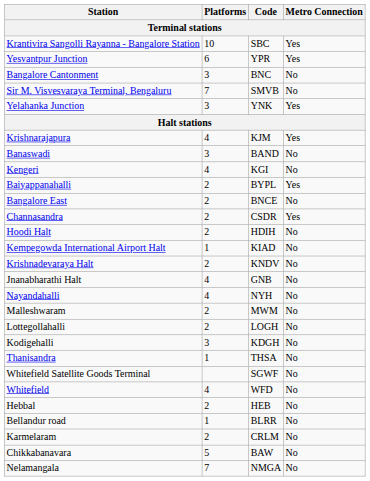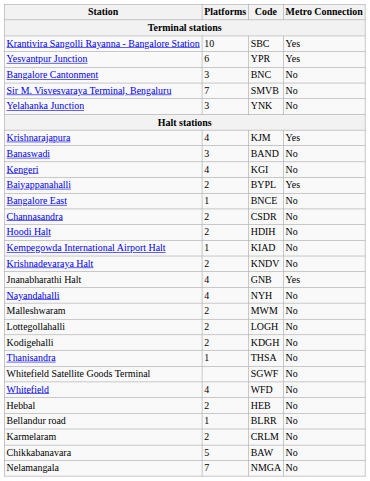(293, 106) Yes -> (292, 106) No
(207, 201) 2 -> (207, 201) 1
(293, 216) Yes -> (292, 216) No
(292, 279) No -> (293, 279) Yes
(207, 342) 3 -> (207, 342) 2
